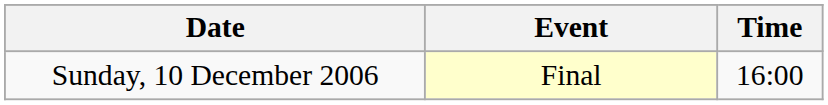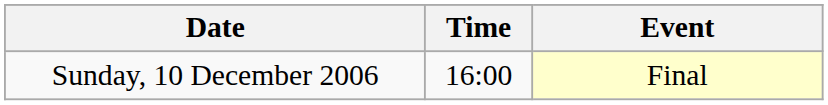columns swapped: (770, 27) <-> (571, 27)
